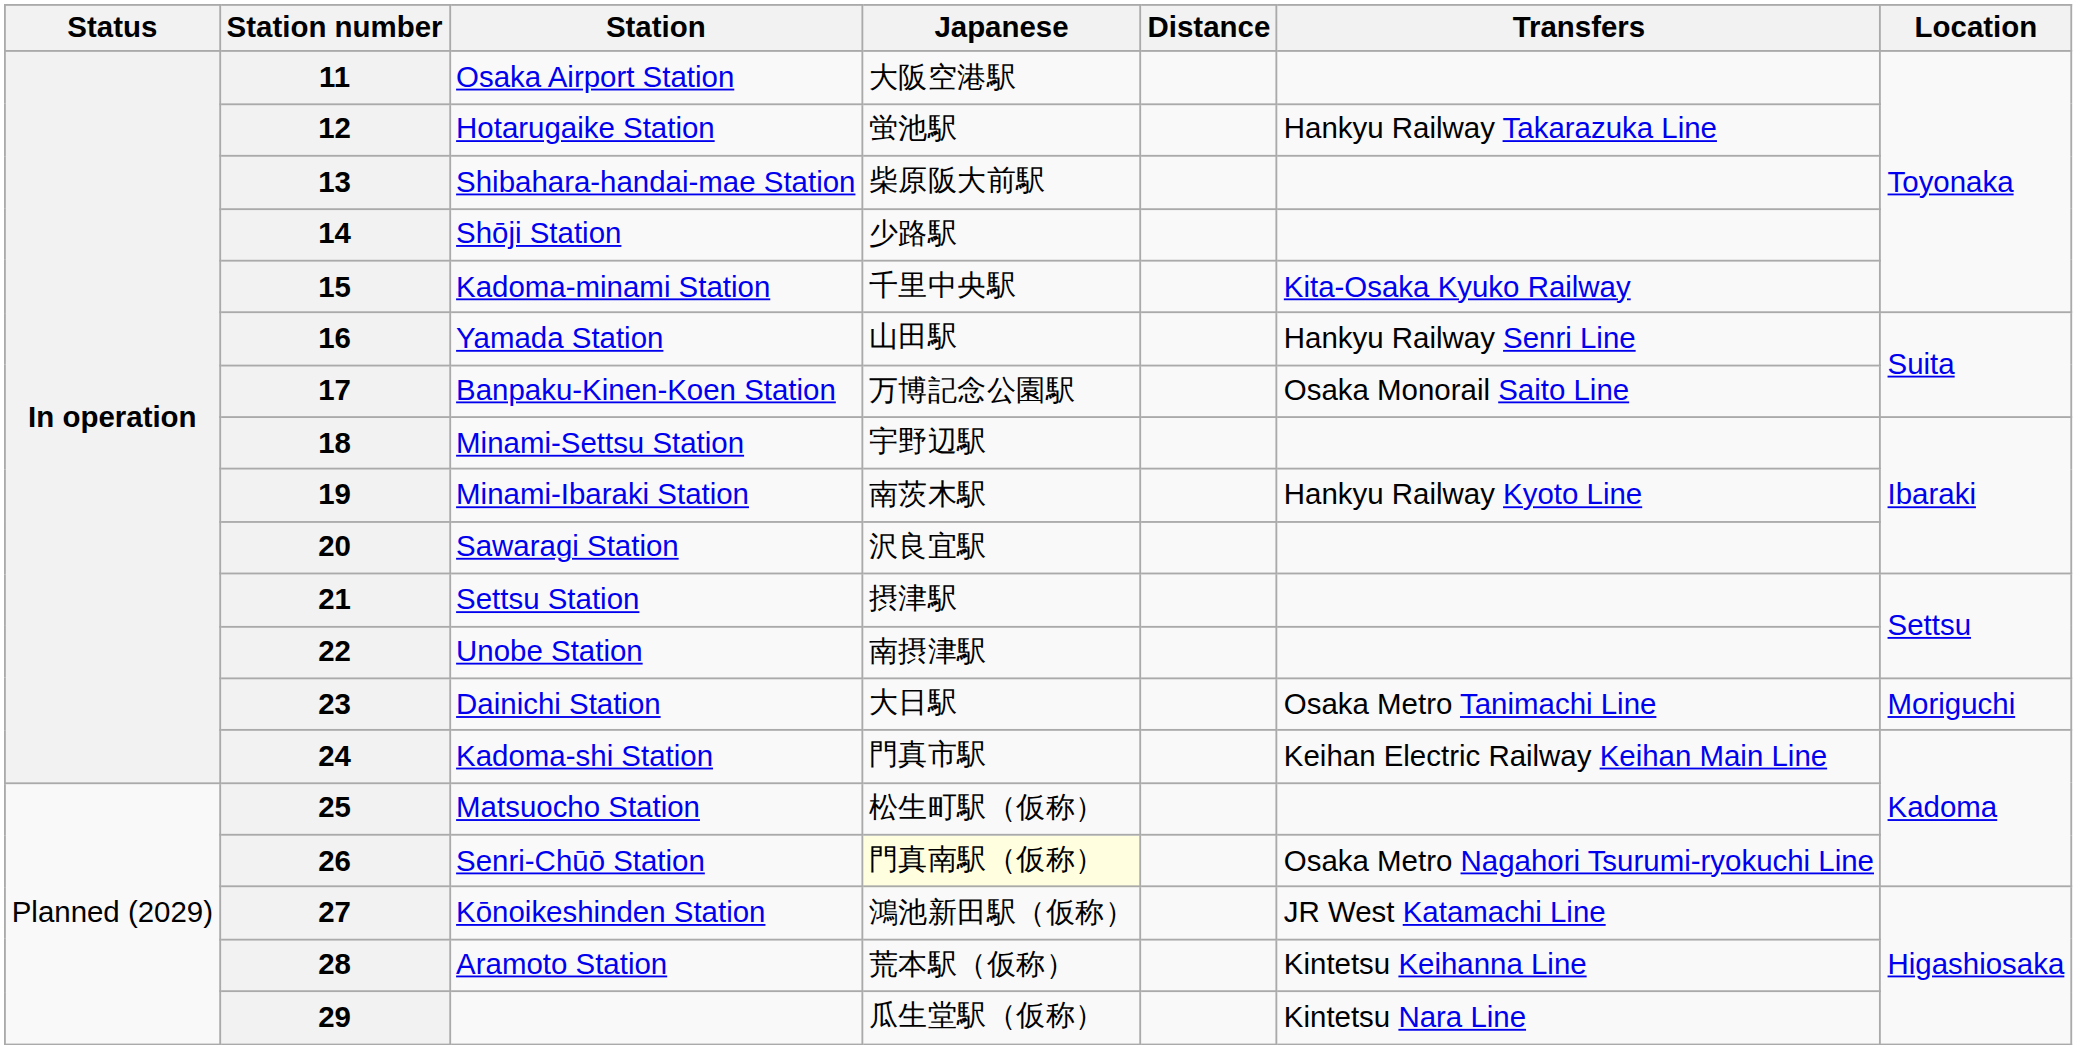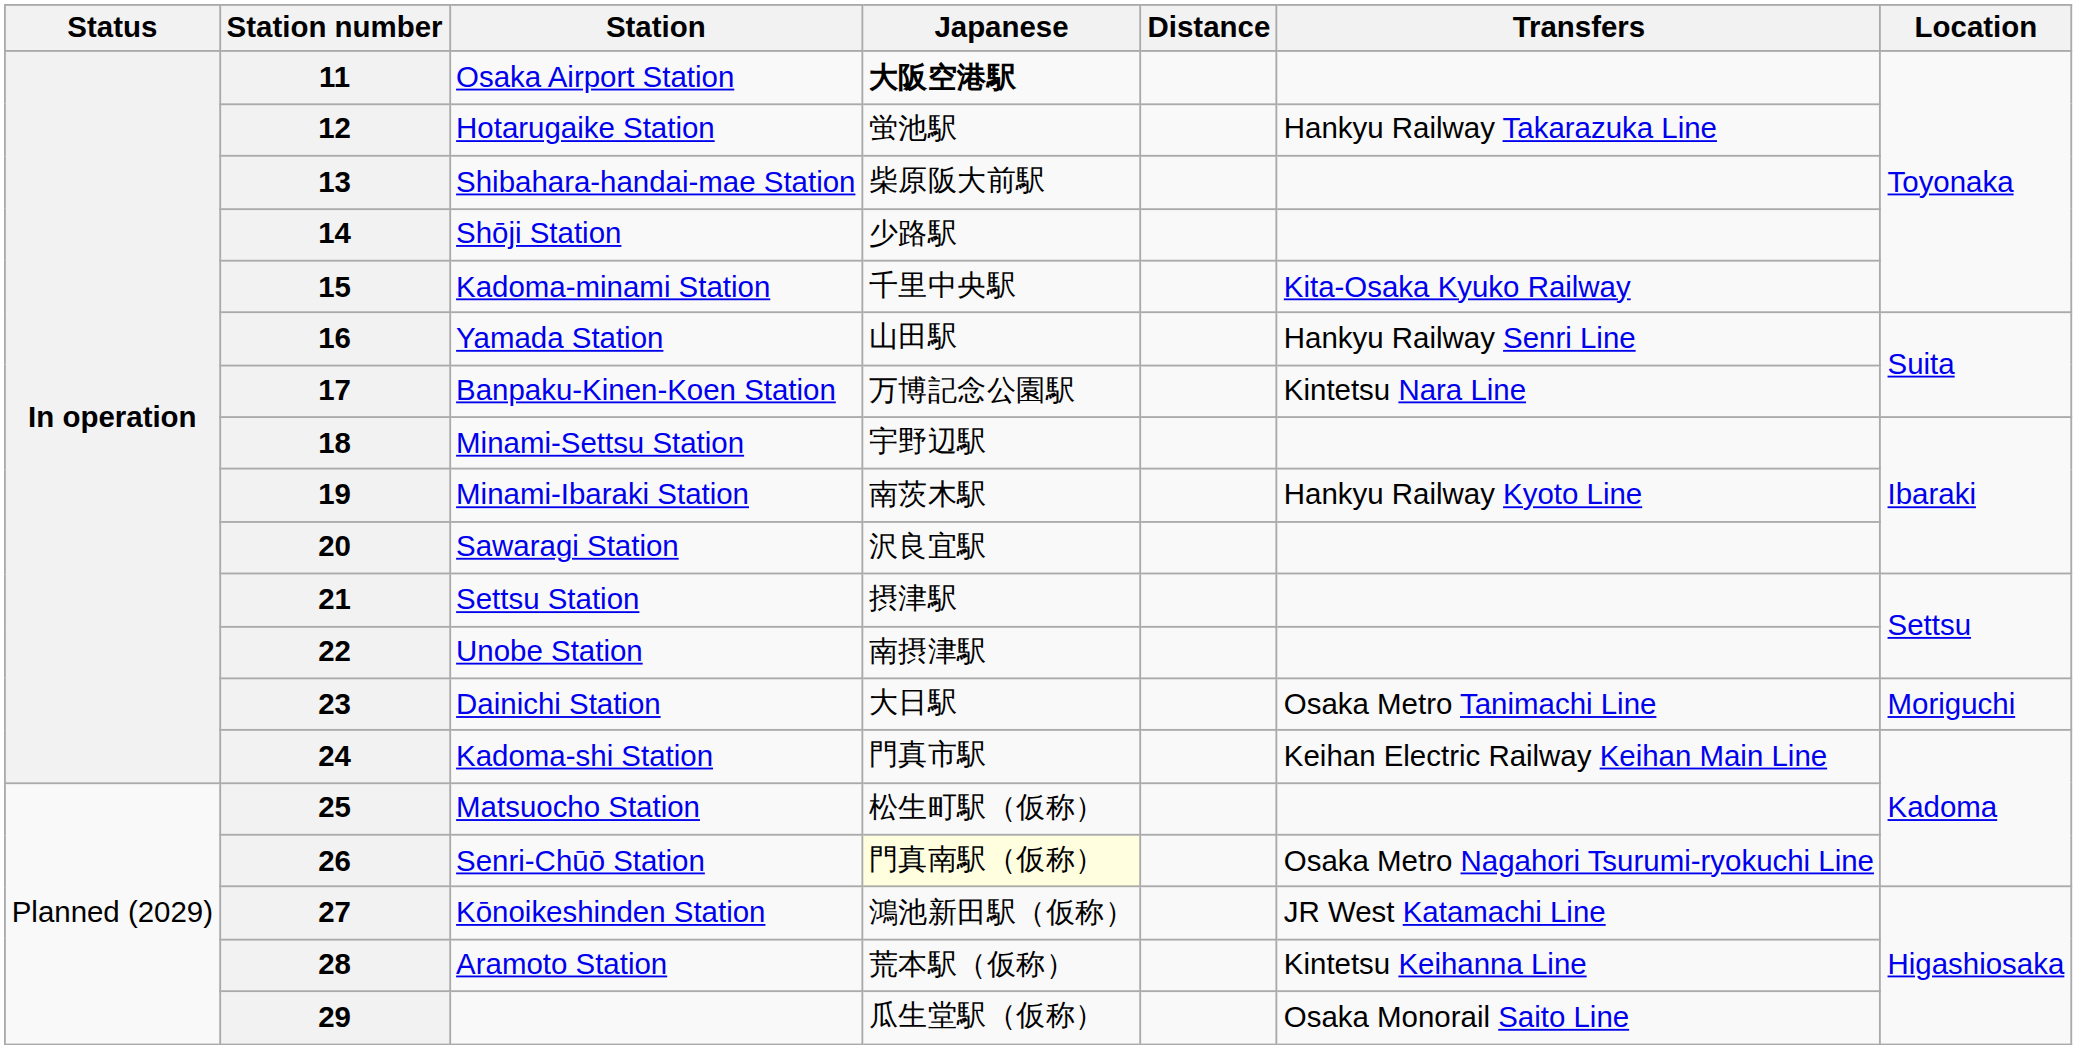(943, 76) normal -> (943, 76) bold
(1456, 390) Osaka Monorail Saito Line -> (1405, 390) Kintetsu Nara Line
(1405, 1017) Kintetsu Nara Line -> (1456, 1017) Osaka Monorail Saito Line
